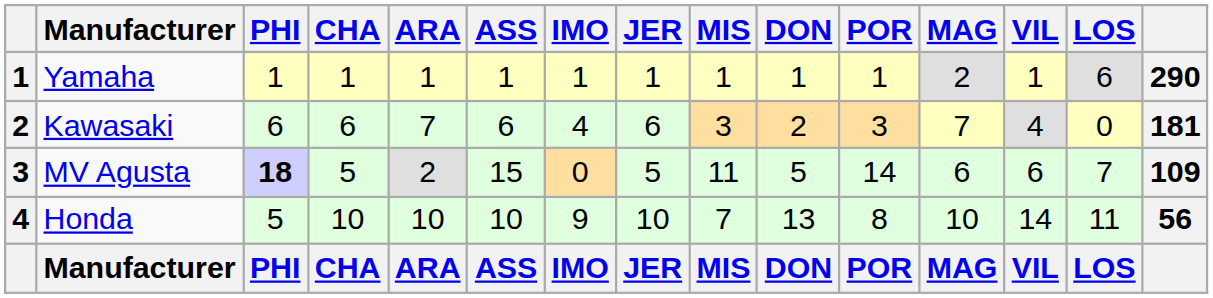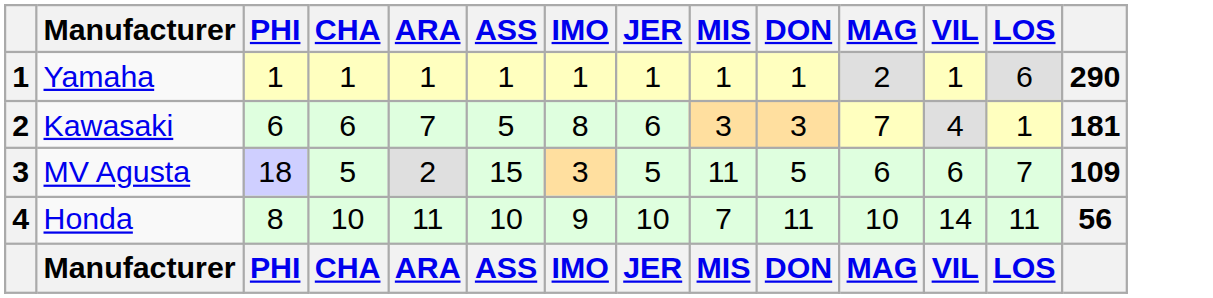- column: (879, 29)
(506, 124) 6 -> (506, 124) 5
(580, 124) 4 -> (580, 124) 8
(799, 124) 2 -> (799, 124) 3
(1104, 124) 0 -> (1024, 124) 1
(275, 172) bold -> (275, 172) normal
(580, 172) 0 -> (580, 172) 3
(275, 220) 5 -> (275, 220) 8
(428, 220) 10 -> (428, 220) 11
(799, 220) 13 -> (799, 220) 11
